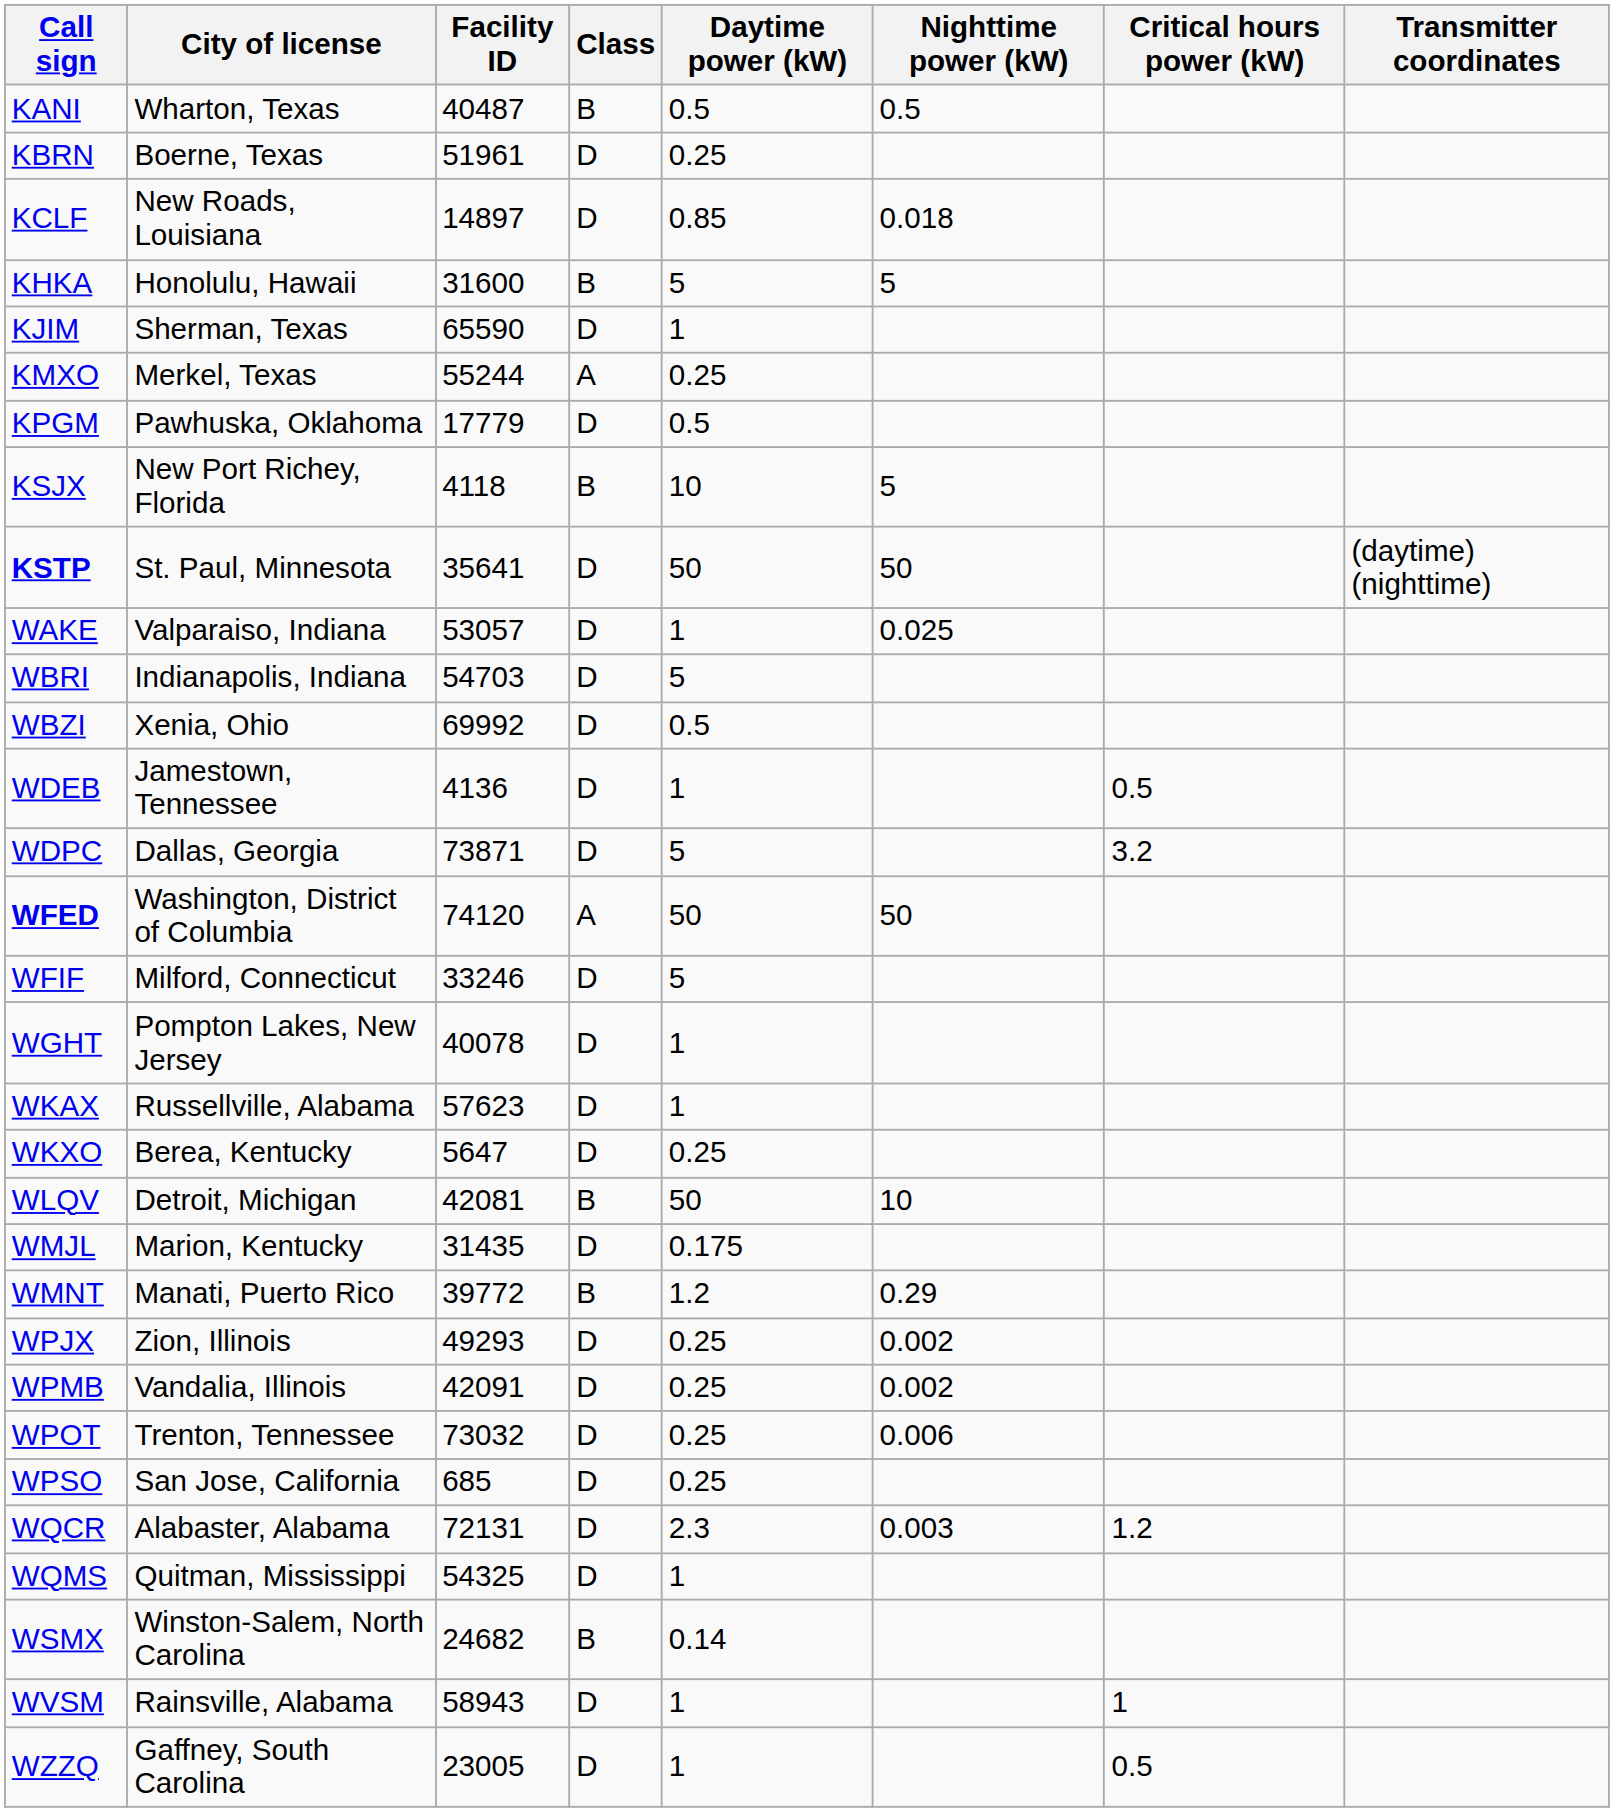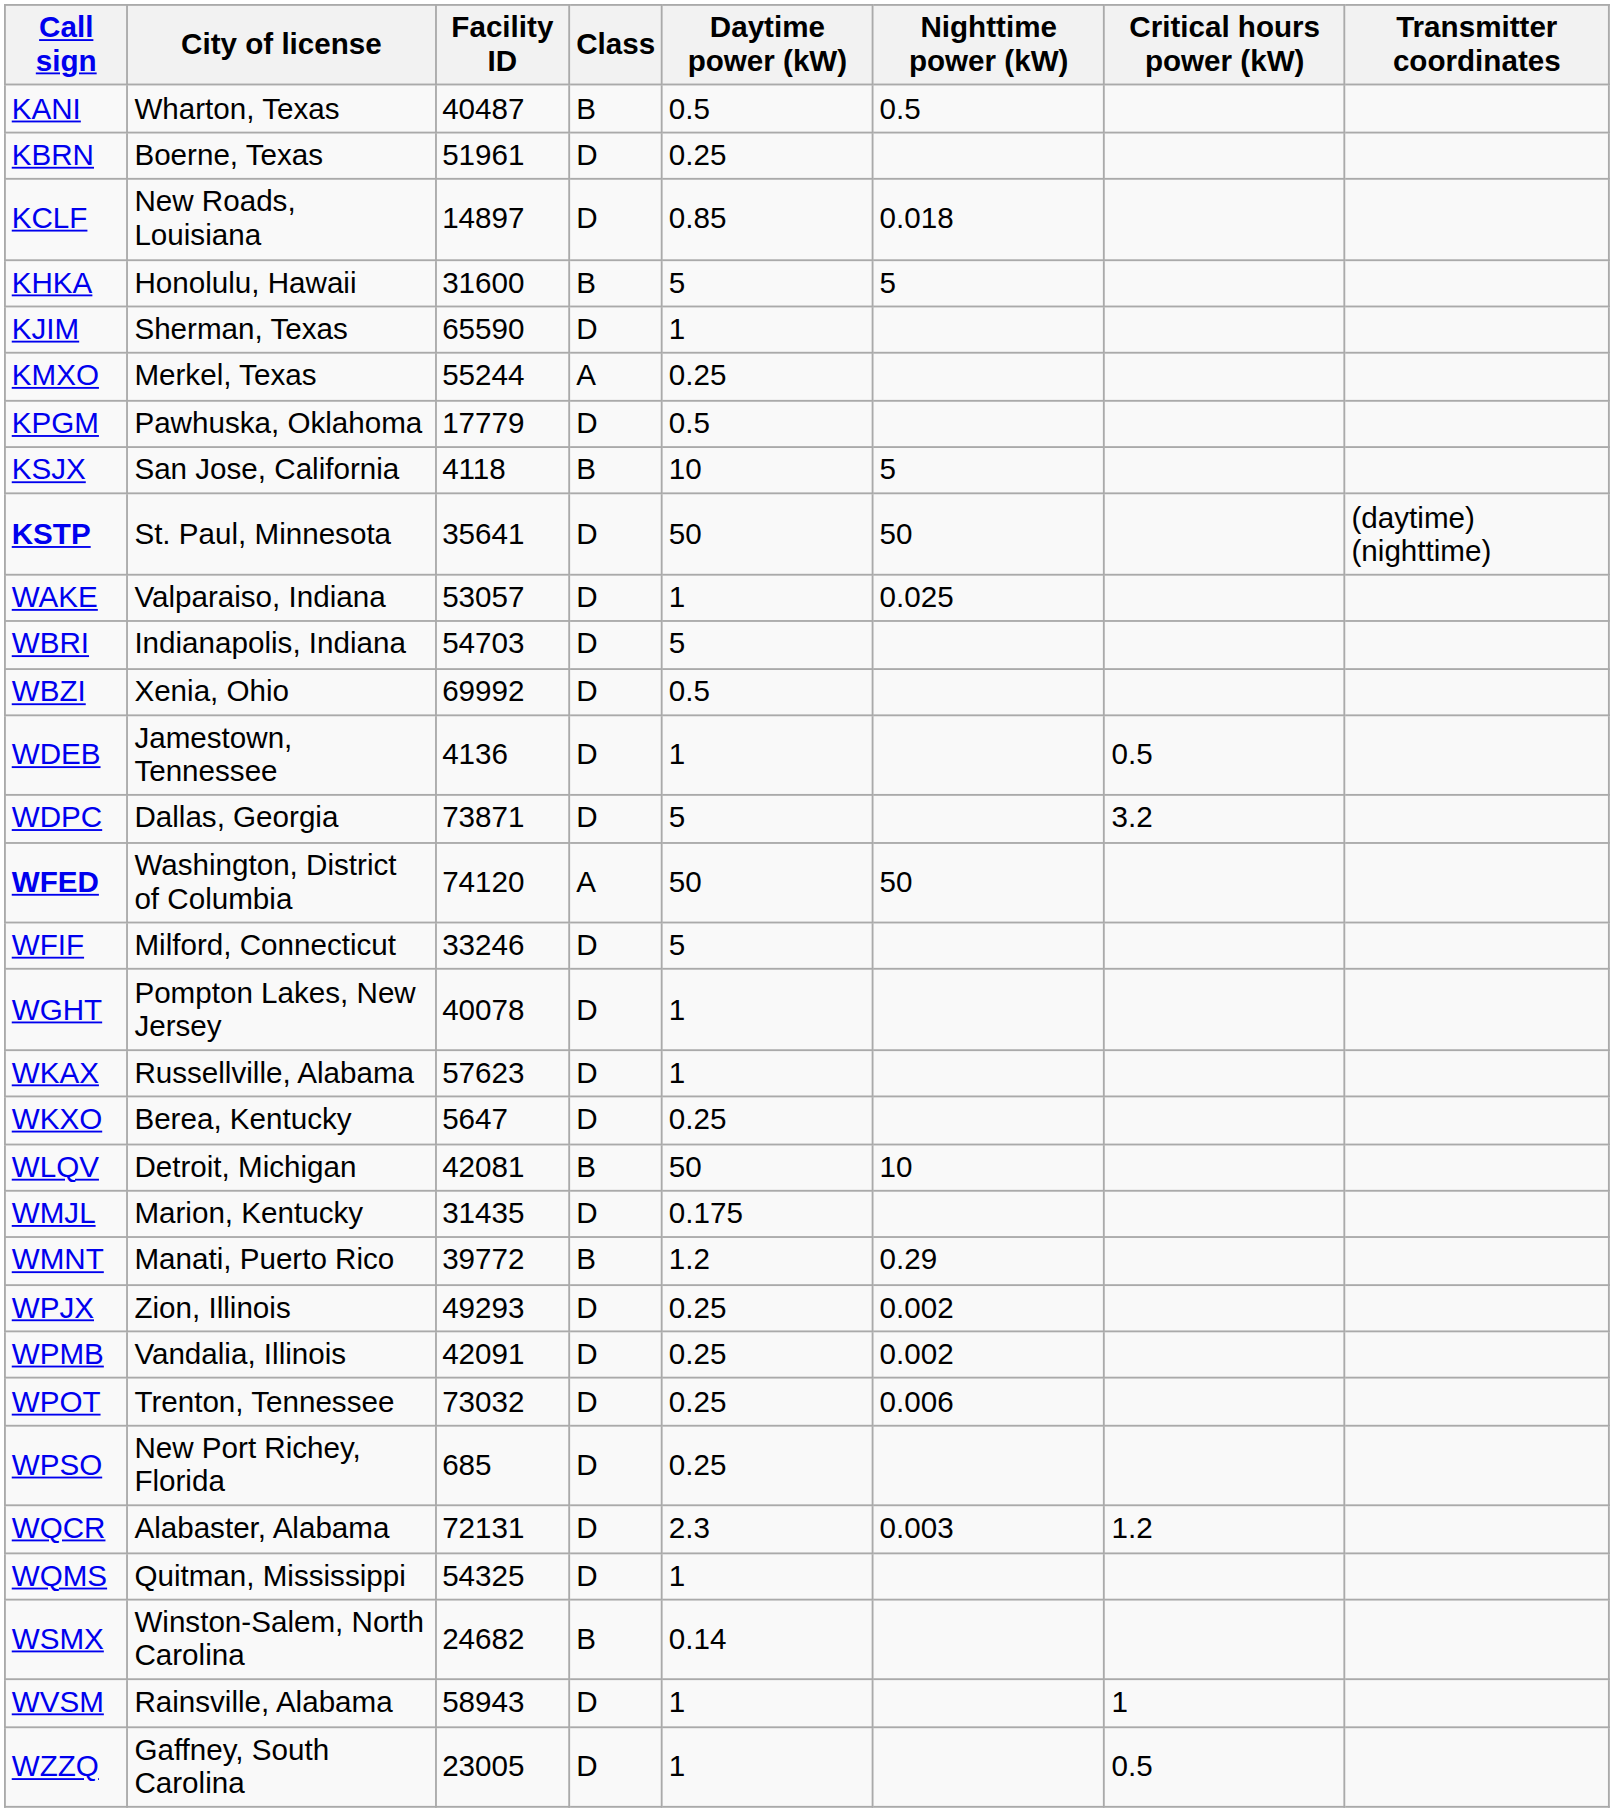(248, 486) New Port Richey, Florida -> (267, 470) San Jose, California
(267, 1481) San Jose, California -> (248, 1464) New Port Richey, Florida
